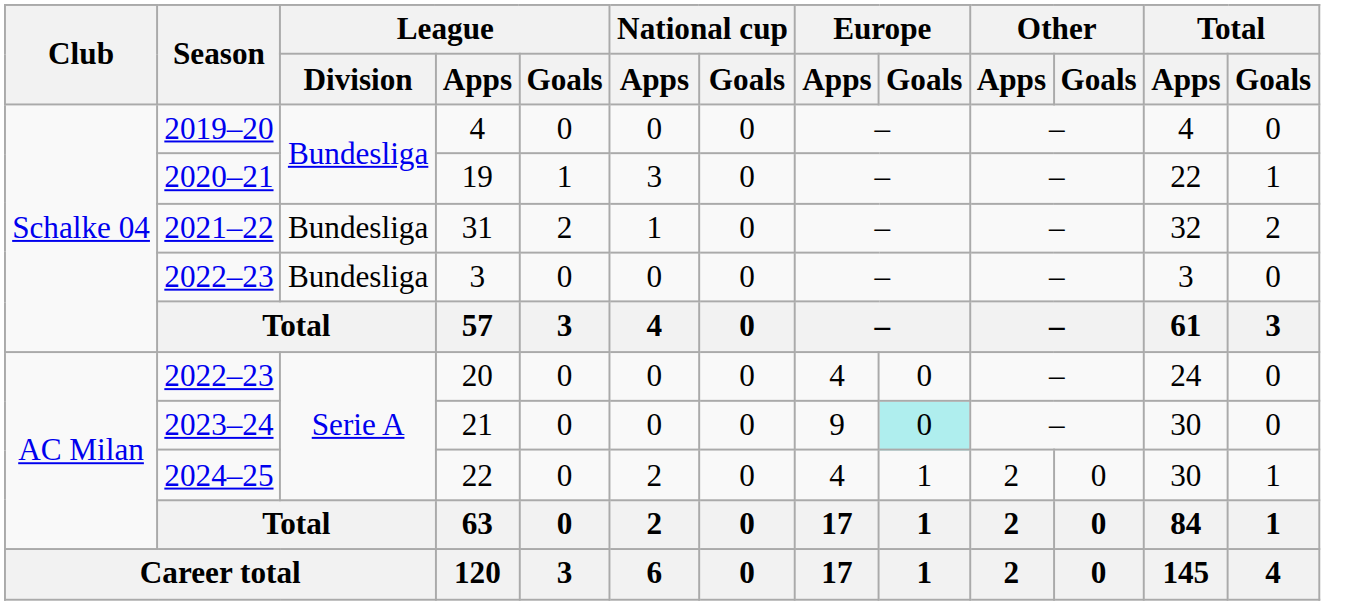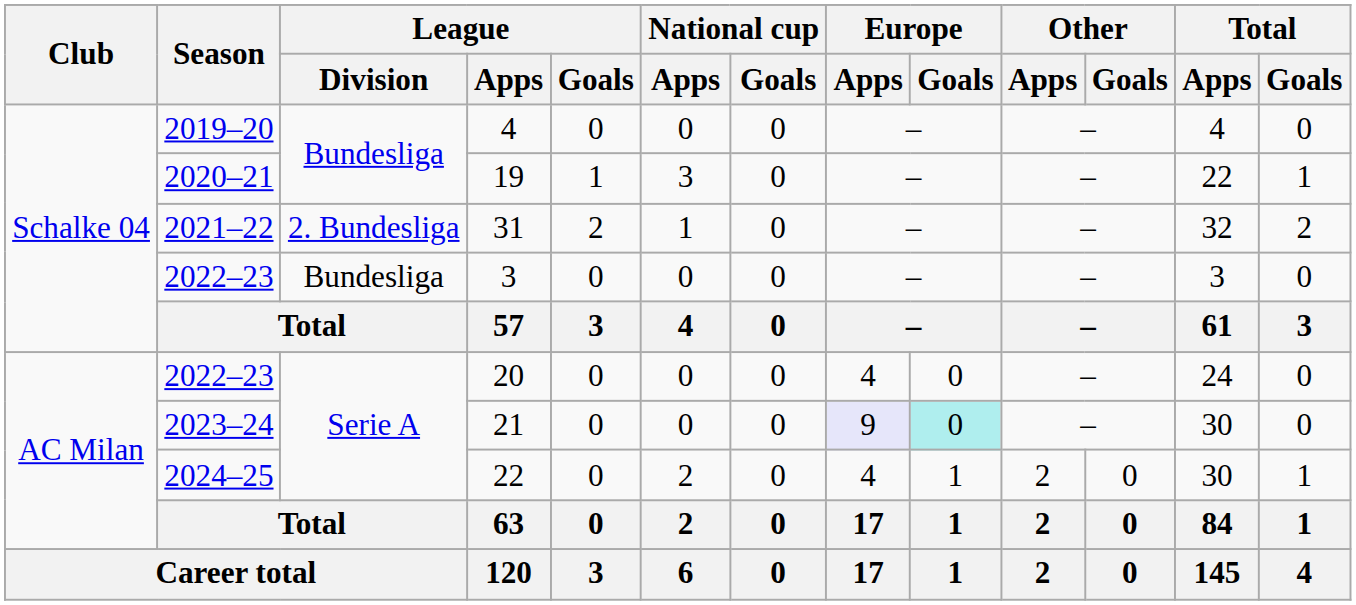(358, 227) Bundesliga -> (374, 227) 2. Bundesliga
(837, 425) no background -> (868, 425) lavender background
